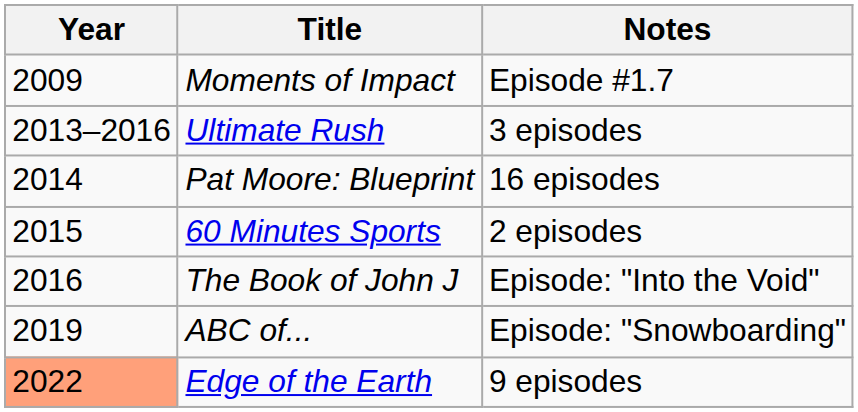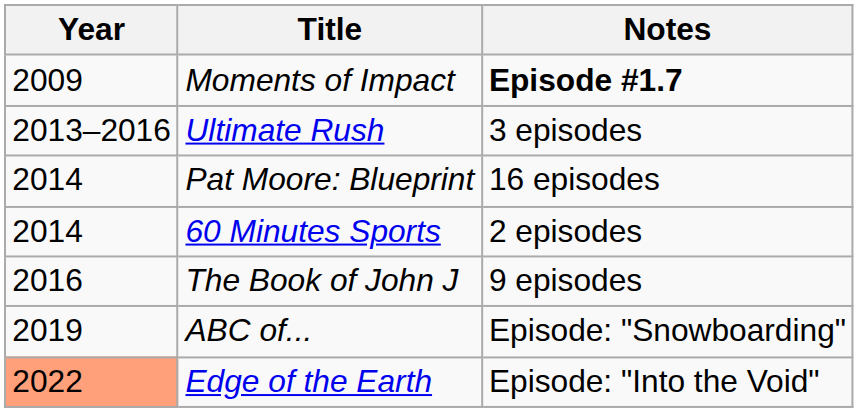(581, 79) normal -> (586, 79) bold
(48, 230) 2015 -> (48, 230) 2014
(654, 280) Episode: "Into the Void" -> (566, 280) 9 episodes
(566, 381) 9 episodes -> (654, 381) Episode: "Into the Void"
